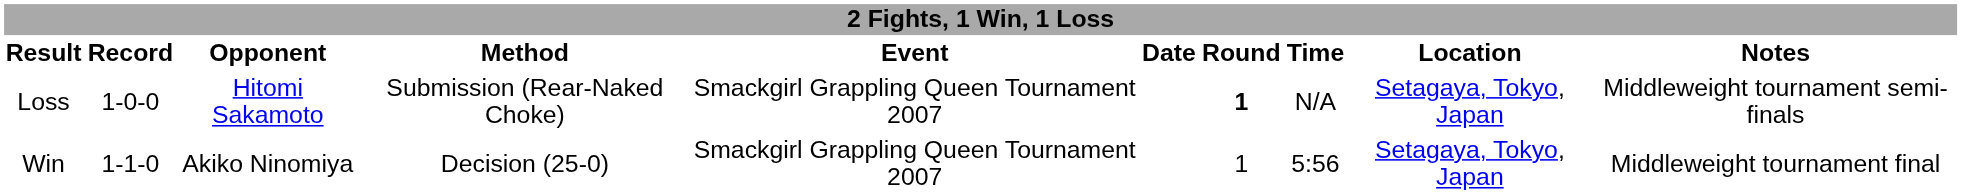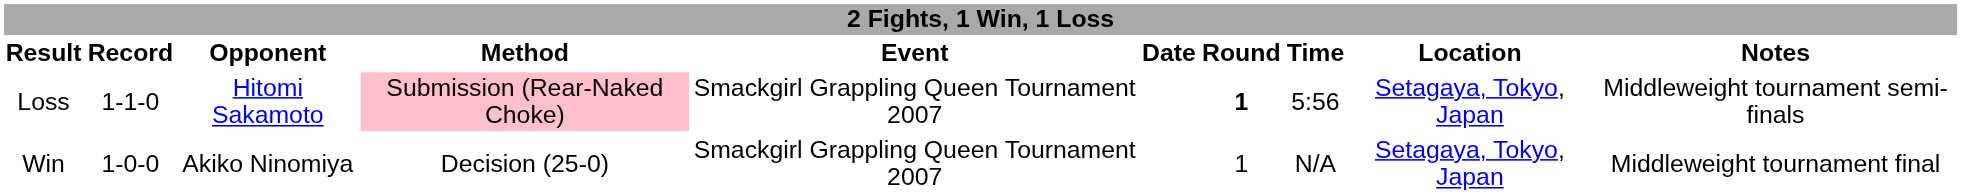(130, 101) 1-0-0 -> (130, 101) 1-1-0
(525, 101) no background -> (525, 101) pink background
(1315, 101) N/A -> (1315, 101) 5:56
(130, 163) 1-1-0 -> (130, 163) 1-0-0
(1315, 163) 5:56 -> (1315, 163) N/A
